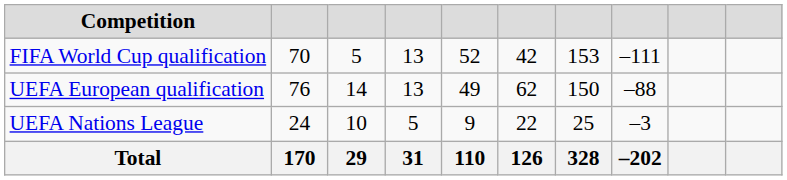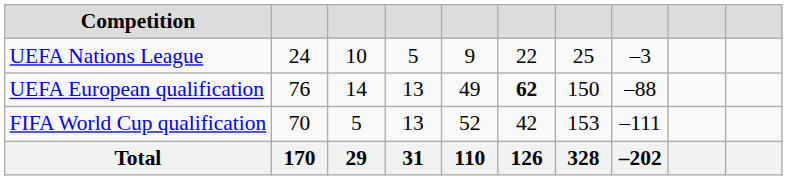rows swapped: (138, 55) <-> (106, 123)
(527, 89) normal -> (527, 89) bold
